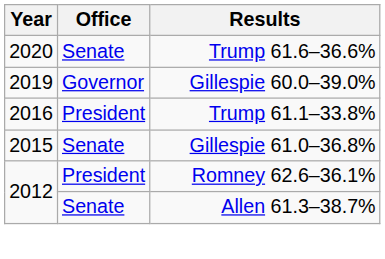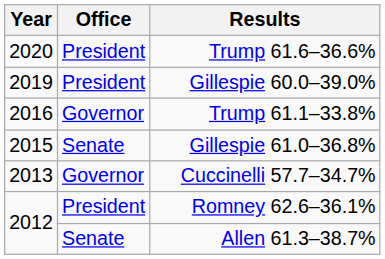(93, 51) Senate -> (104, 51) President
(103, 82) Governor -> (104, 82) President
(104, 113) President -> (103, 113) Governor
+ row: (278, 176)
